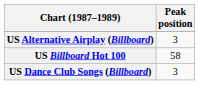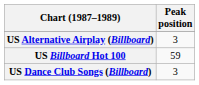(175, 55) 58 -> (175, 55) 59
